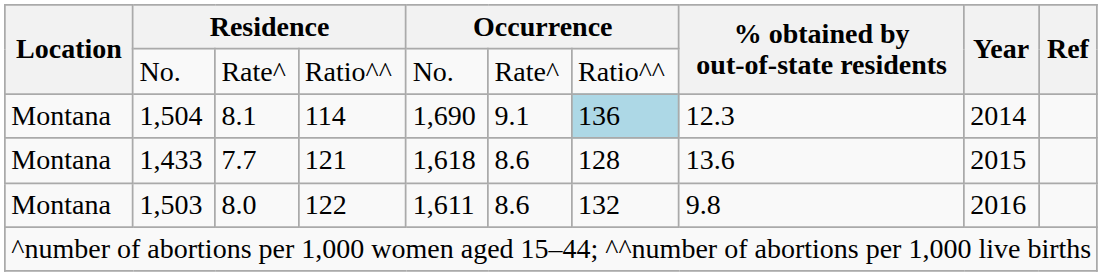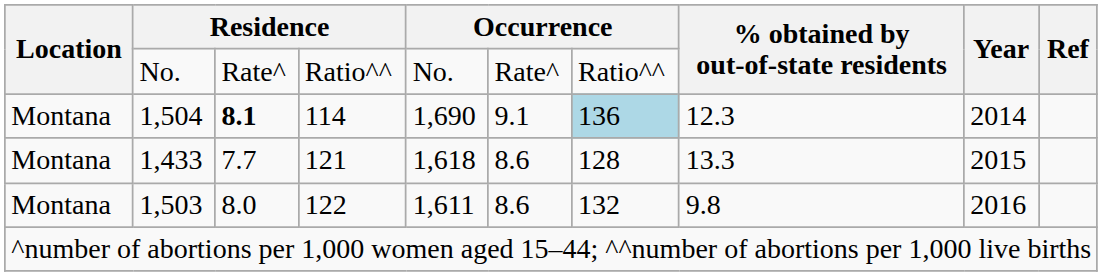(239, 115) normal -> (239, 115) bold
(710, 159) 13.6 -> (710, 159) 13.3
